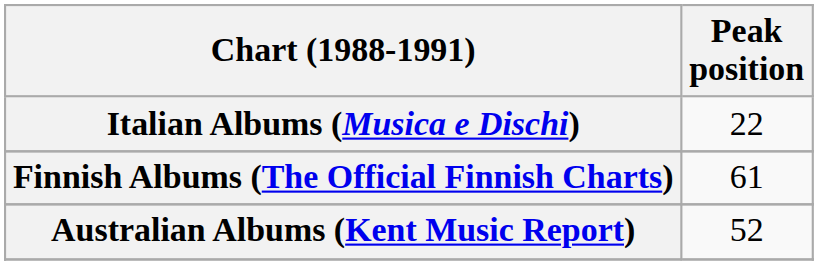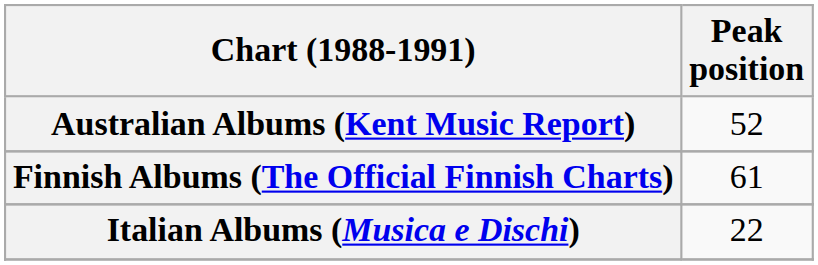rows swapped: (343, 230) <-> (343, 123)
